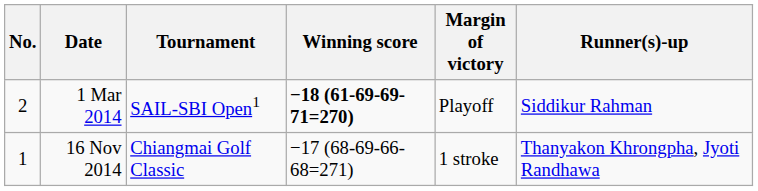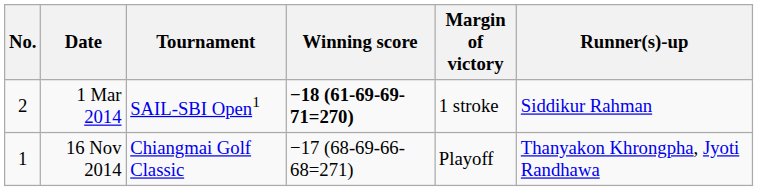(466, 106) Playoff -> (469, 106) 1 stroke
(469, 159) 1 stroke -> (466, 159) Playoff
